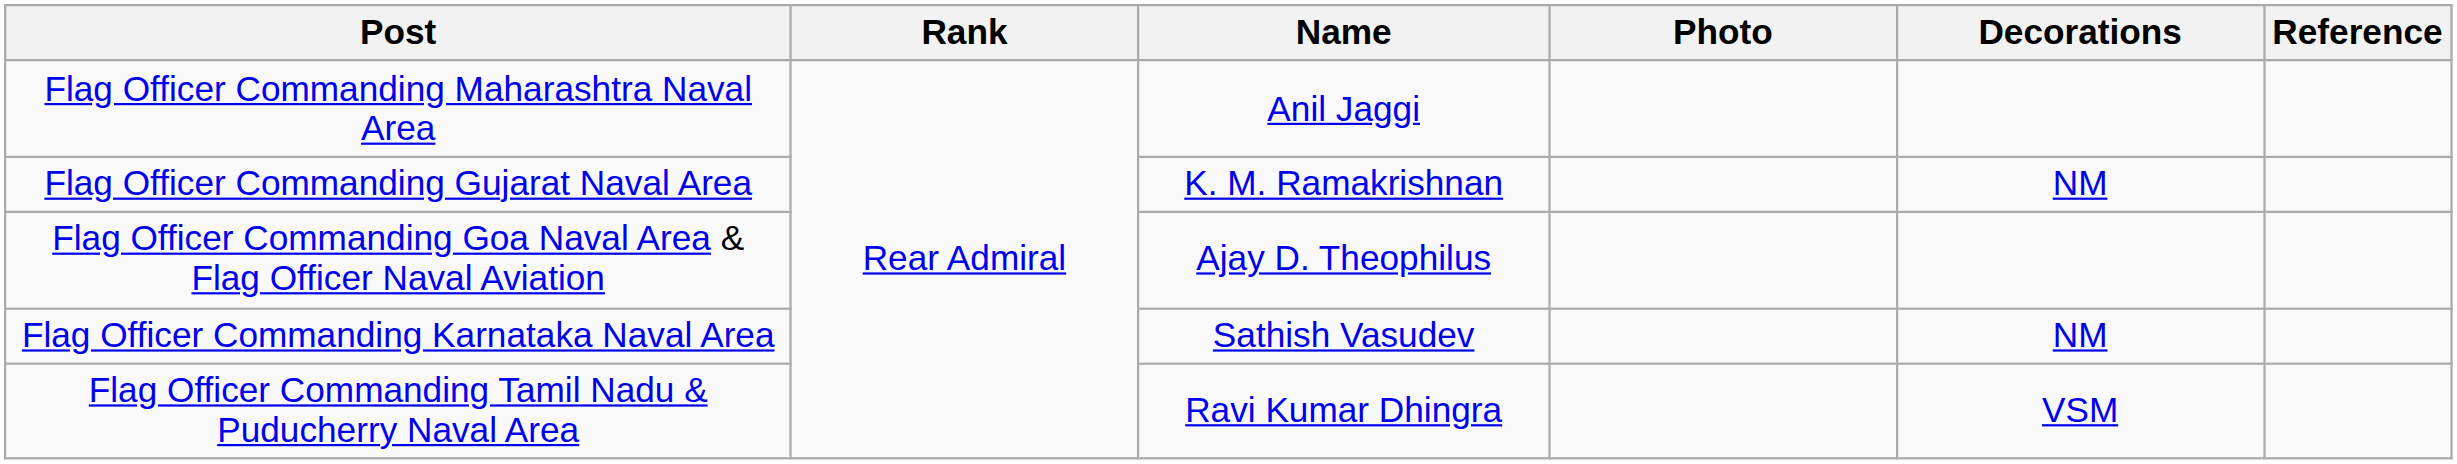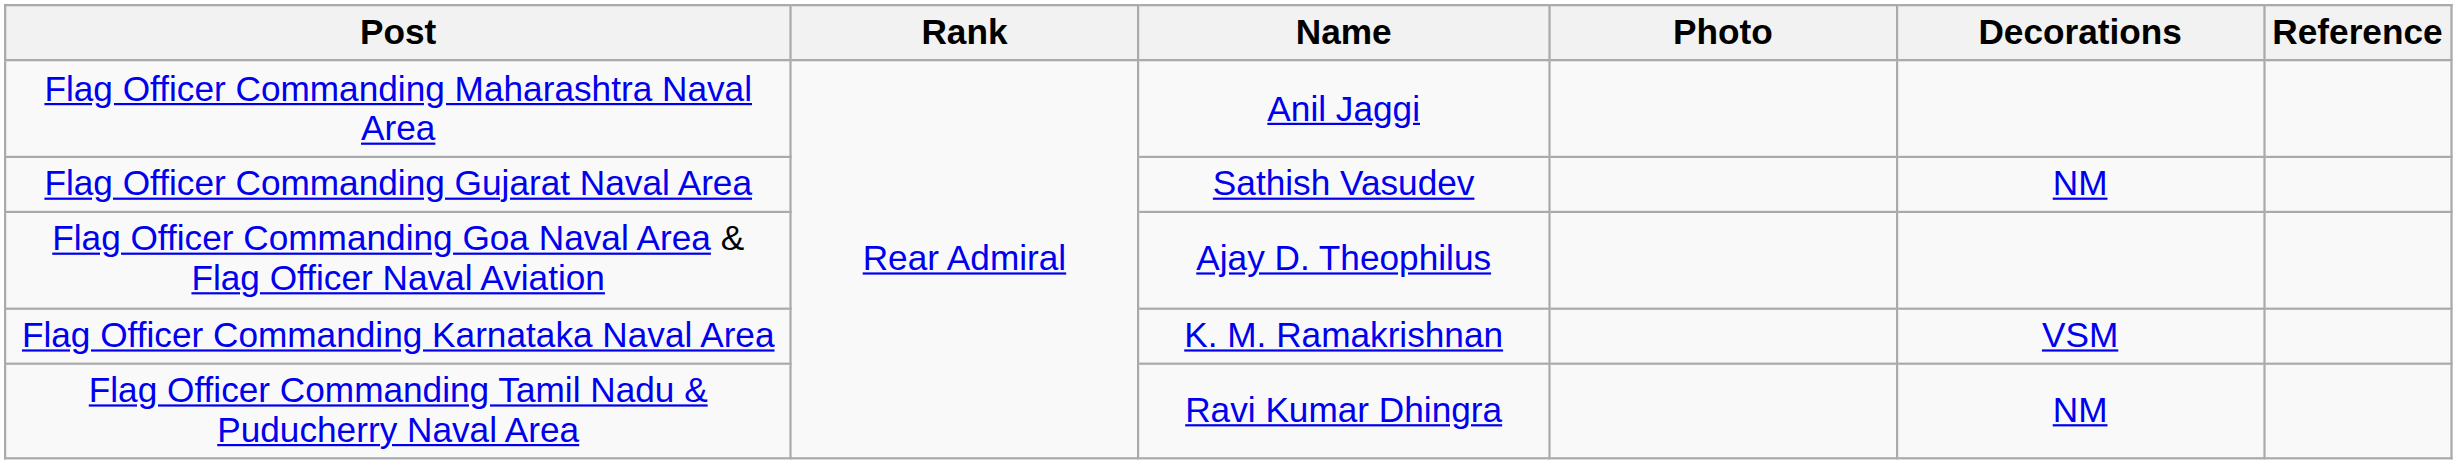(1344, 183) K. M. Ramakrishnan -> (1344, 183) Sathish Vasudev
(1344, 334) Sathish Vasudev -> (1344, 334) K. M. Ramakrishnan
(2080, 334) NM -> (2080, 334) VSM
(2080, 410) VSM -> (2080, 410) NM
